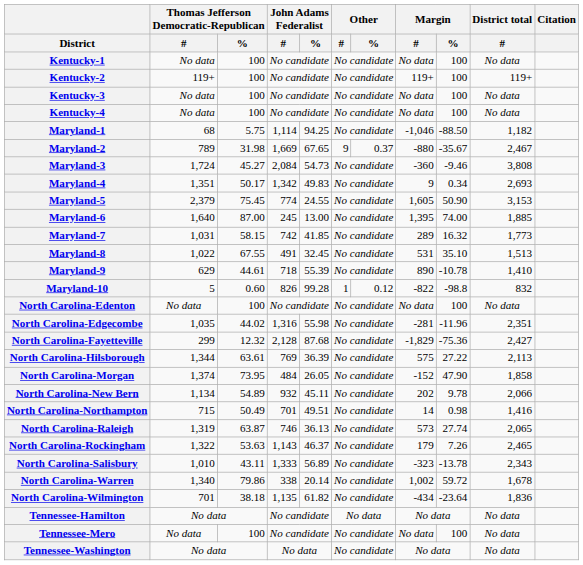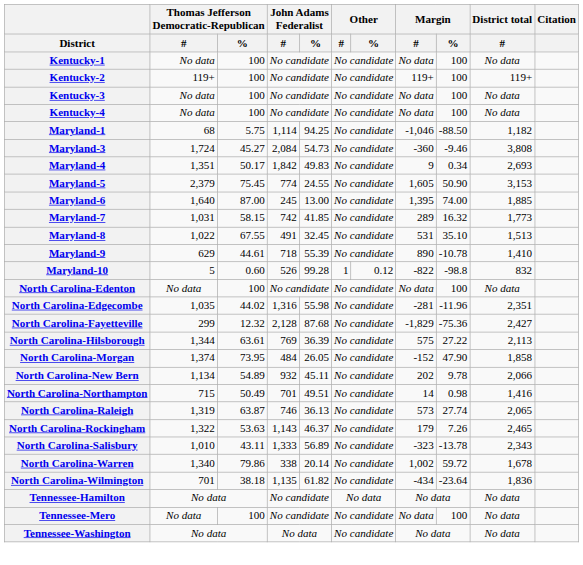- row: (77, 148)
(284, 183) 1,342 -> (284, 165) 1,842
(289, 288) 826 -> (289, 270) 526
